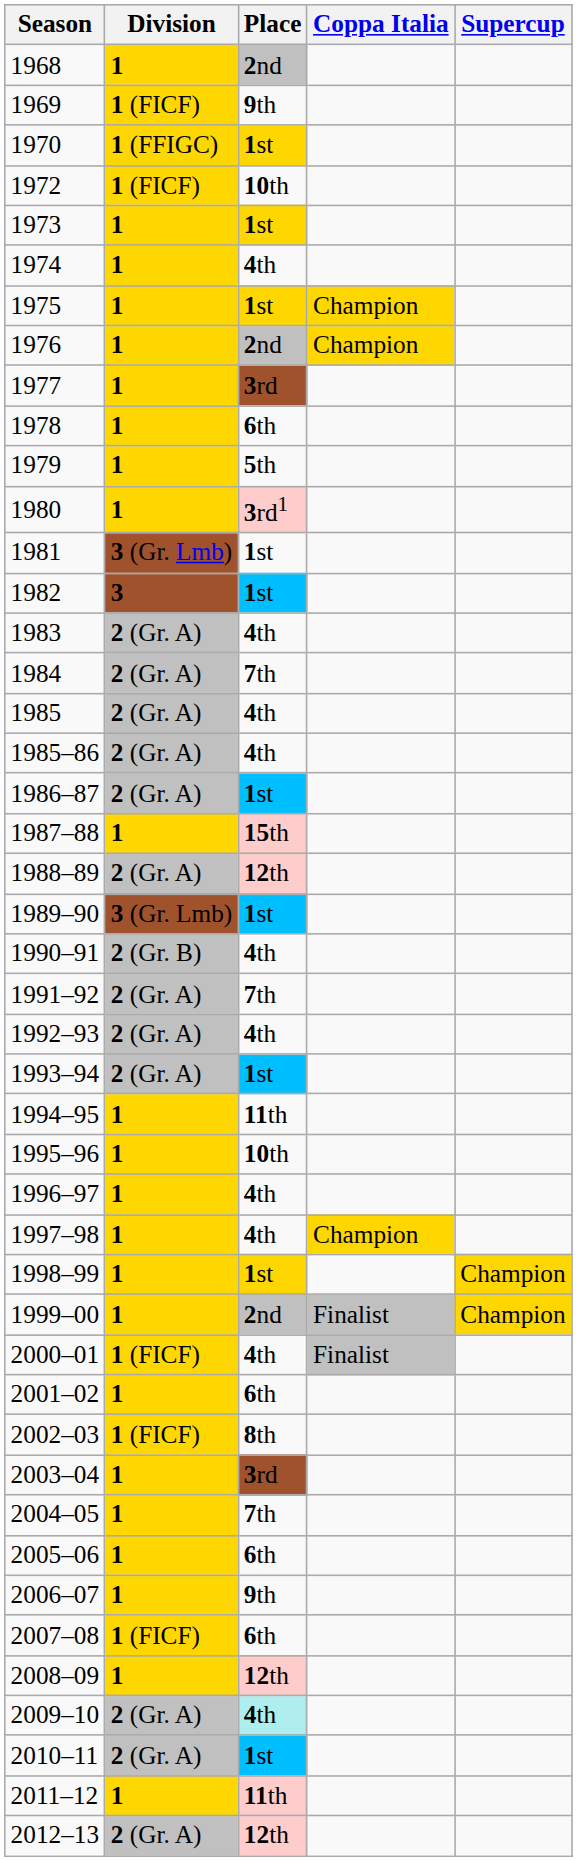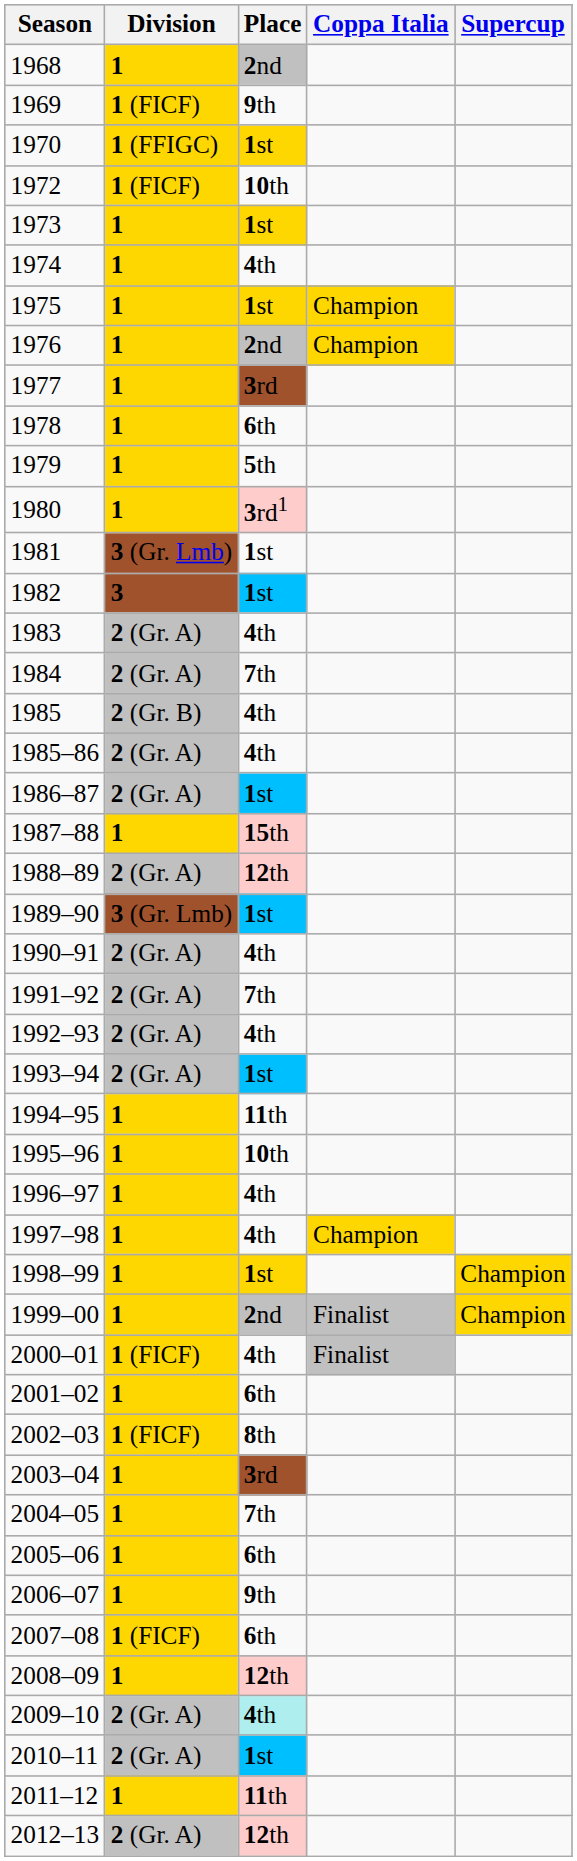(156, 712) 2 (Gr. A) -> (156, 712) 2 (Gr. B)
(156, 953) 2 (Gr. B) -> (156, 953) 2 (Gr. A)
